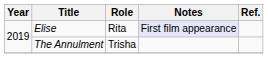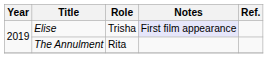(117, 28) Rita -> (122, 28) Trisha
(122, 45) Trisha -> (117, 45) Rita
